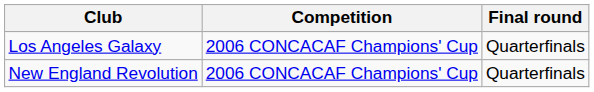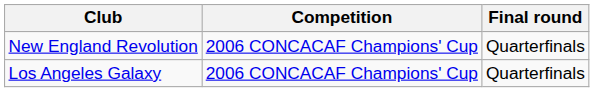rows swapped: (85, 45) <-> (103, 73)
